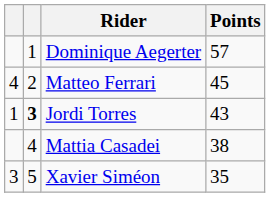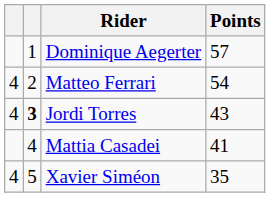(220, 83) 45 -> (220, 83) 54
(14, 114) 1 -> (14, 114) 4
(220, 145) 38 -> (220, 145) 41
(14, 176) 3 -> (14, 176) 4
